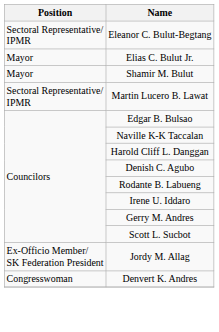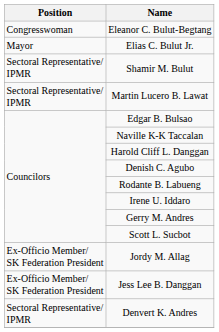(55, 35) Sectoral Representative/ IPMR -> (40, 29) Congresswoman
(20, 74) Mayor -> (55, 68) Sectoral Representative/ IPMR
+ row: (160, 285)
(40, 279) Congresswoman -> (55, 313) Sectoral Representative/ IPMR
